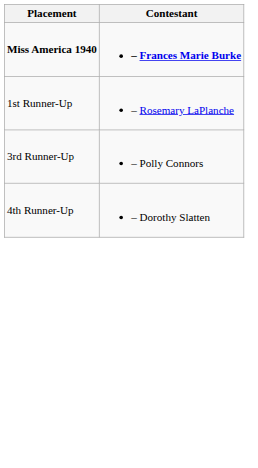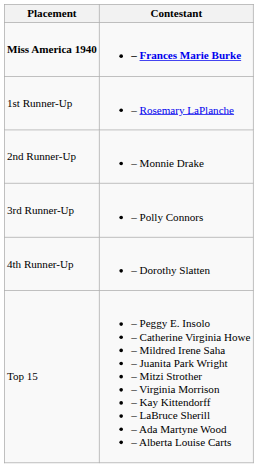+ row: (41, 157)
+ row: (22, 376)
